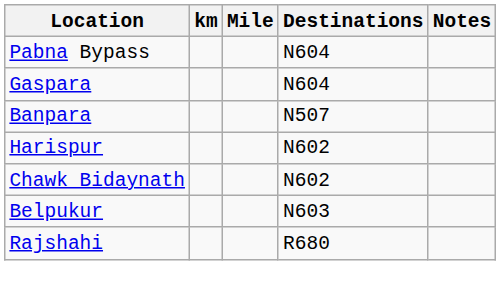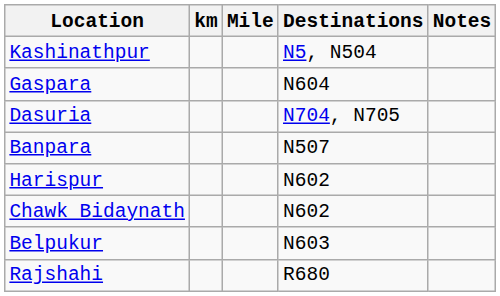+ row: (80, 52)
- row: (80, 52)
+ row: (50, 116)
